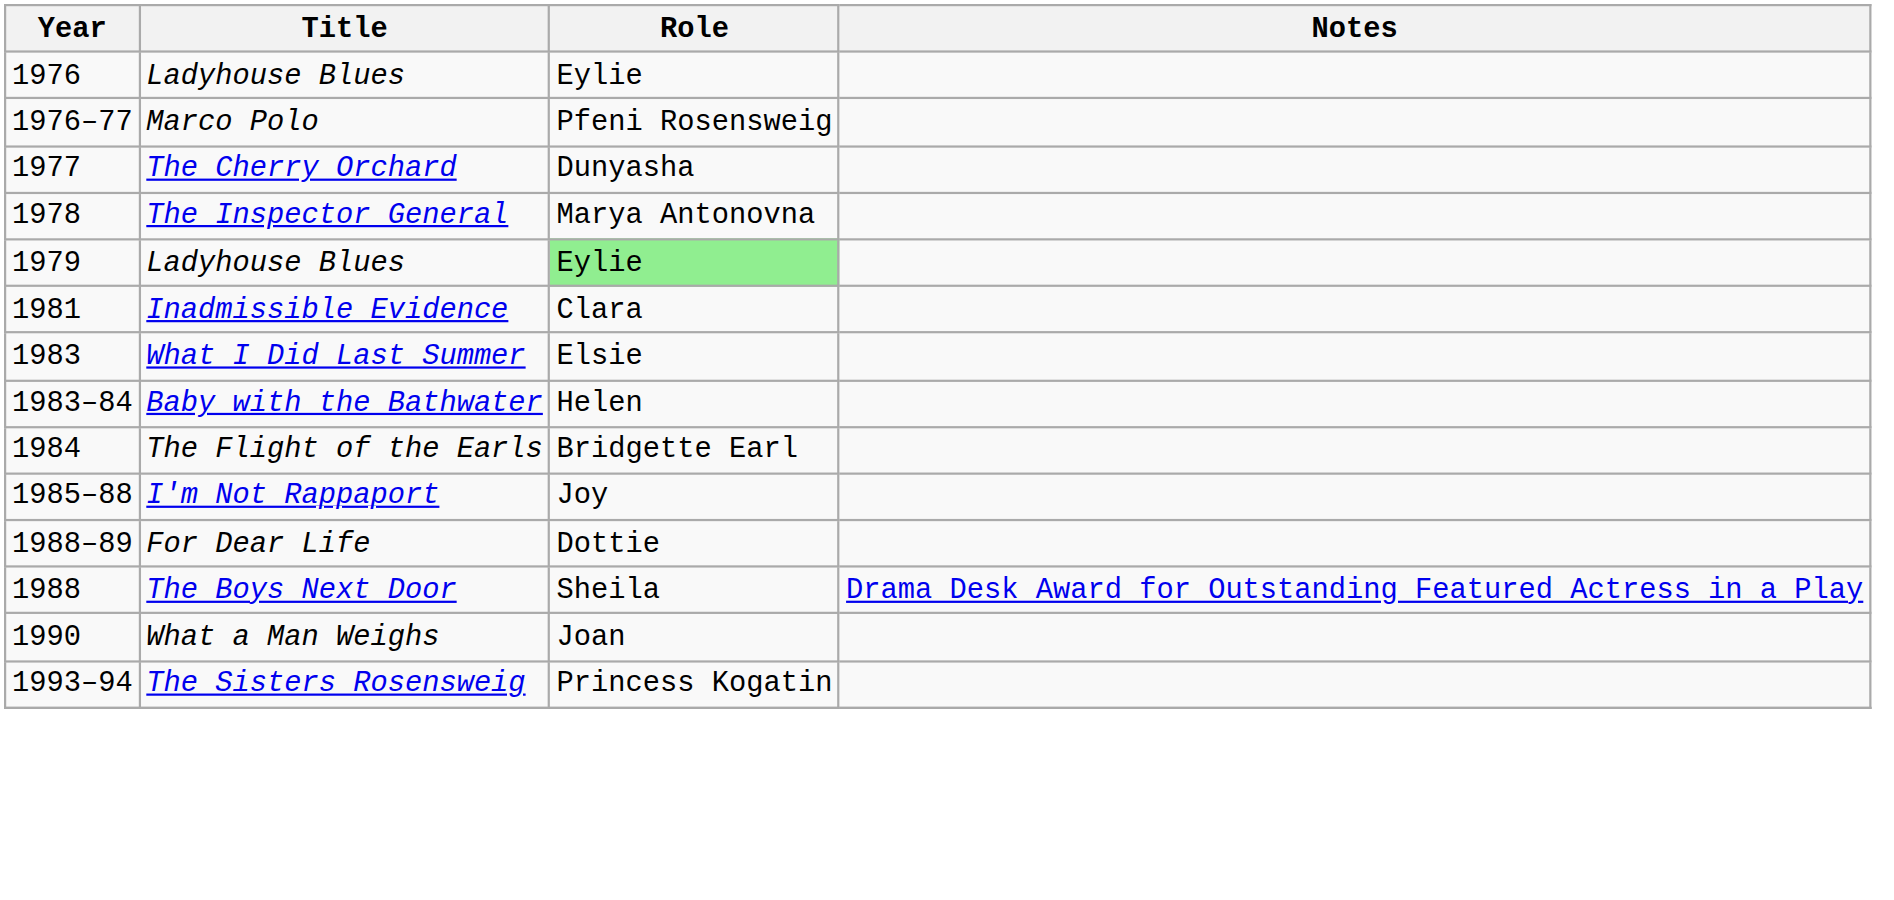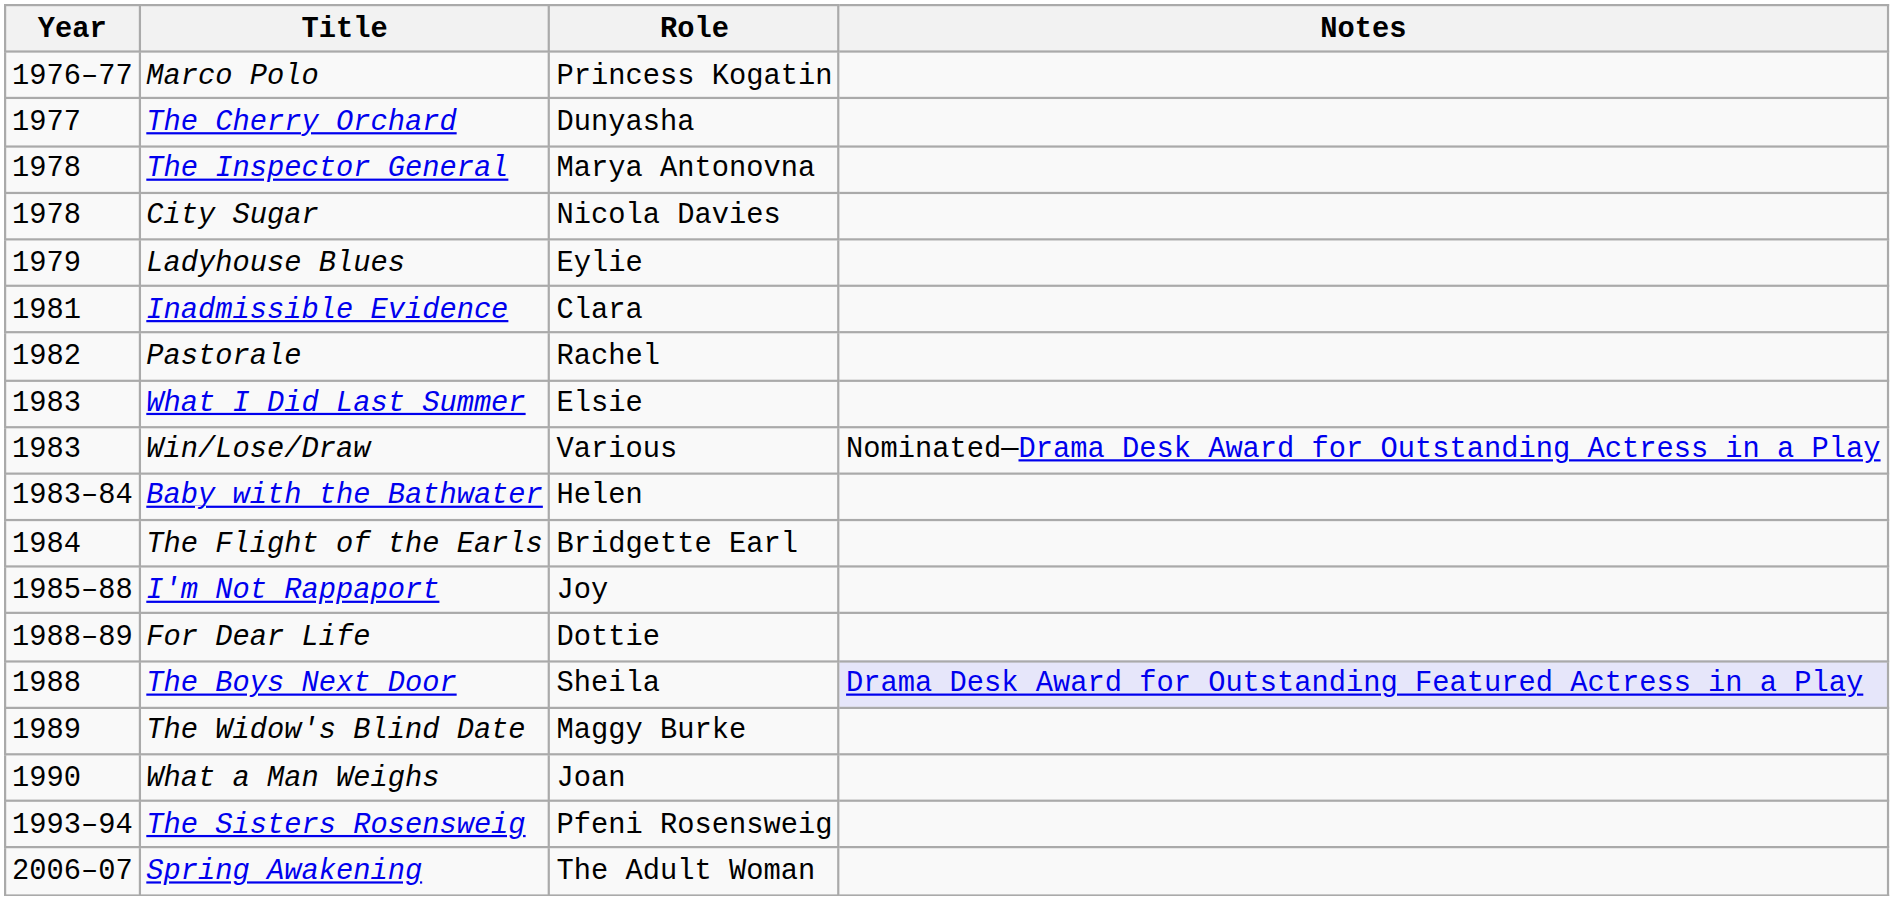- row: (46, 75)
(694, 122) Pfeni Rosensweig -> (694, 75) Princess Kogatin
+ row: (46, 216)
(600, 263) lightgreen background -> (600, 263) no background
+ row: (46, 356)
+ row: (46, 450)
(1355, 590) no background -> (1355, 684) lavender background
+ row: (46, 731)
(694, 684) Princess Kogatin -> (694, 825) Pfeni Rosensweig
+ row: (72, 871)
